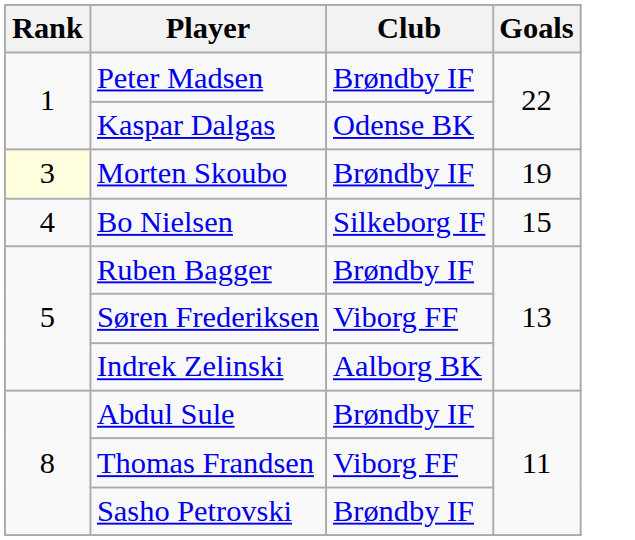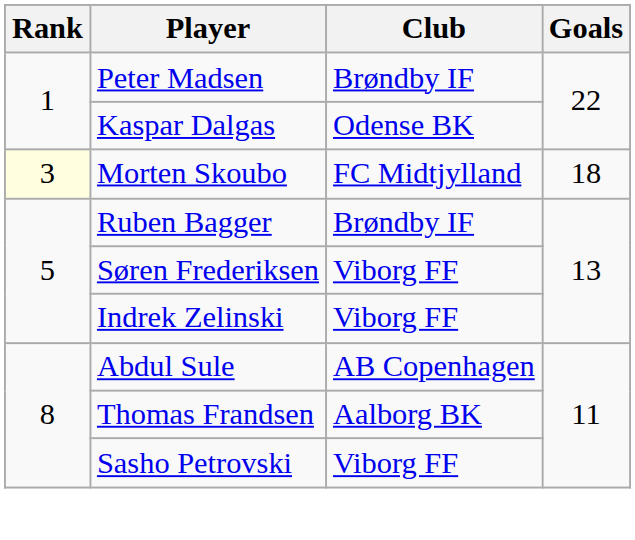(404, 173) Brøndby IF -> (427, 173) FC Midtjylland
(536, 173) 19 -> (586, 173) 18
- row: (165, 221)
(407, 366) Aalborg BK -> (396, 317) Viborg FF
(404, 414) Brøndby IF -> (434, 366) AB Copenhagen
(396, 462) Viborg FF -> (407, 414) Aalborg BK
(404, 510) Brøndby IF -> (396, 462) Viborg FF
